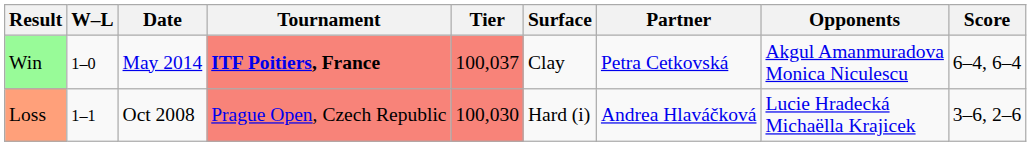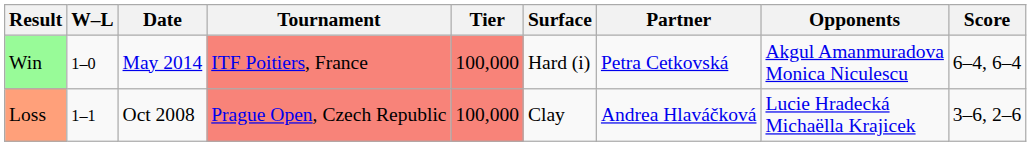(296, 61) bold -> (290, 61) normal
(487, 61) 100,037 -> (487, 61) 100,000
(546, 61) Clay -> (559, 61) Hard (i)
(487, 114) 100,030 -> (487, 114) 100,000
(559, 114) Hard (i) -> (546, 114) Clay
